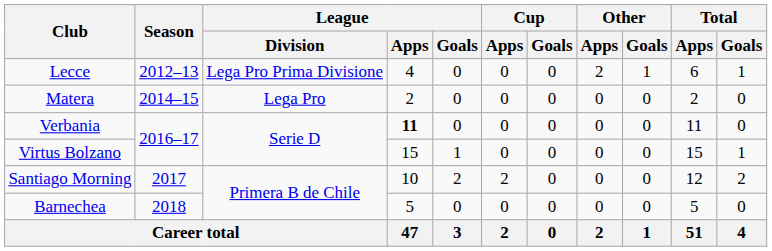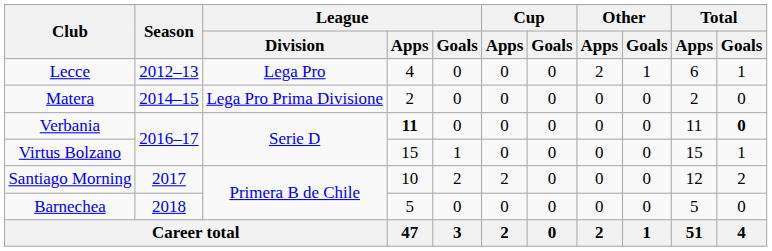(295, 71) Lega Pro Prima Divisione -> (295, 71) Lega Pro
(295, 98) Lega Pro -> (295, 98) Lega Pro Prima Divisione
(742, 125) normal -> (742, 125) bold
